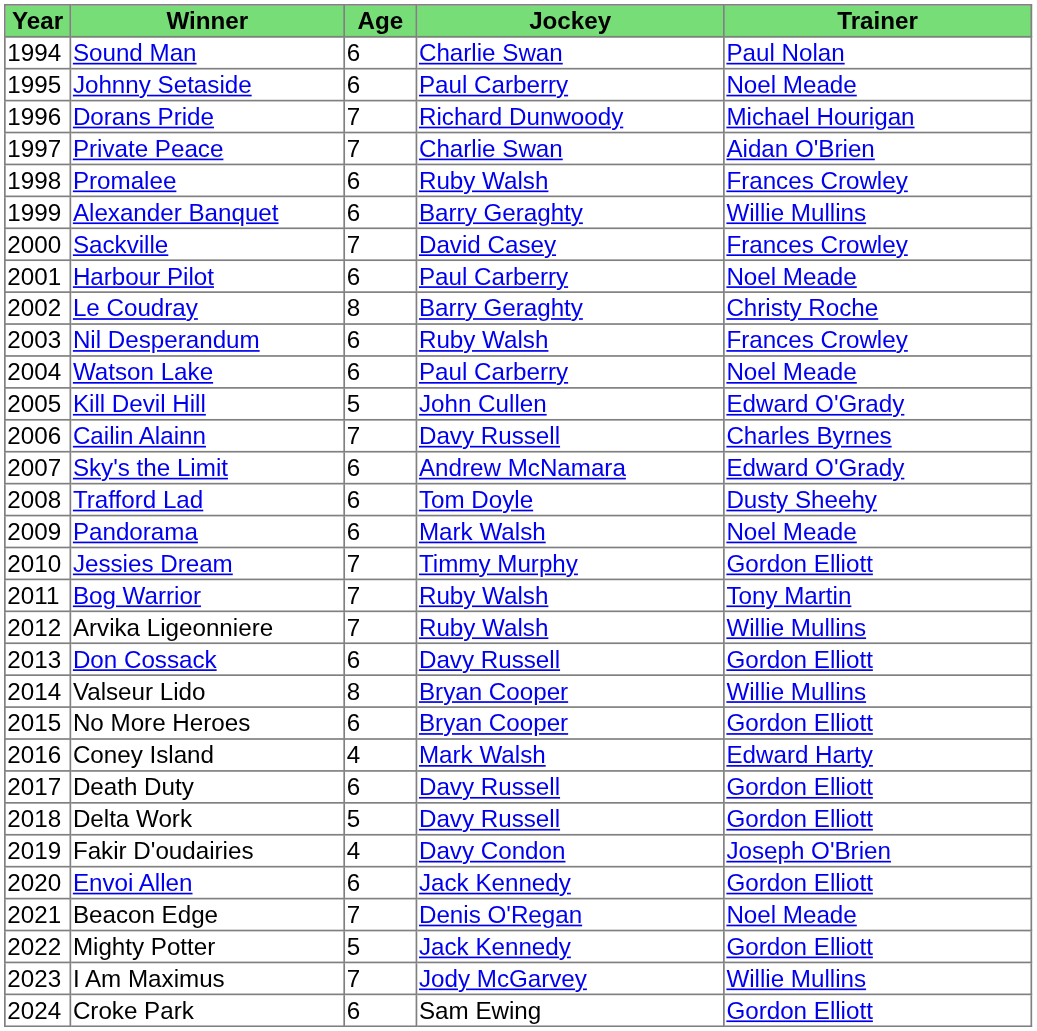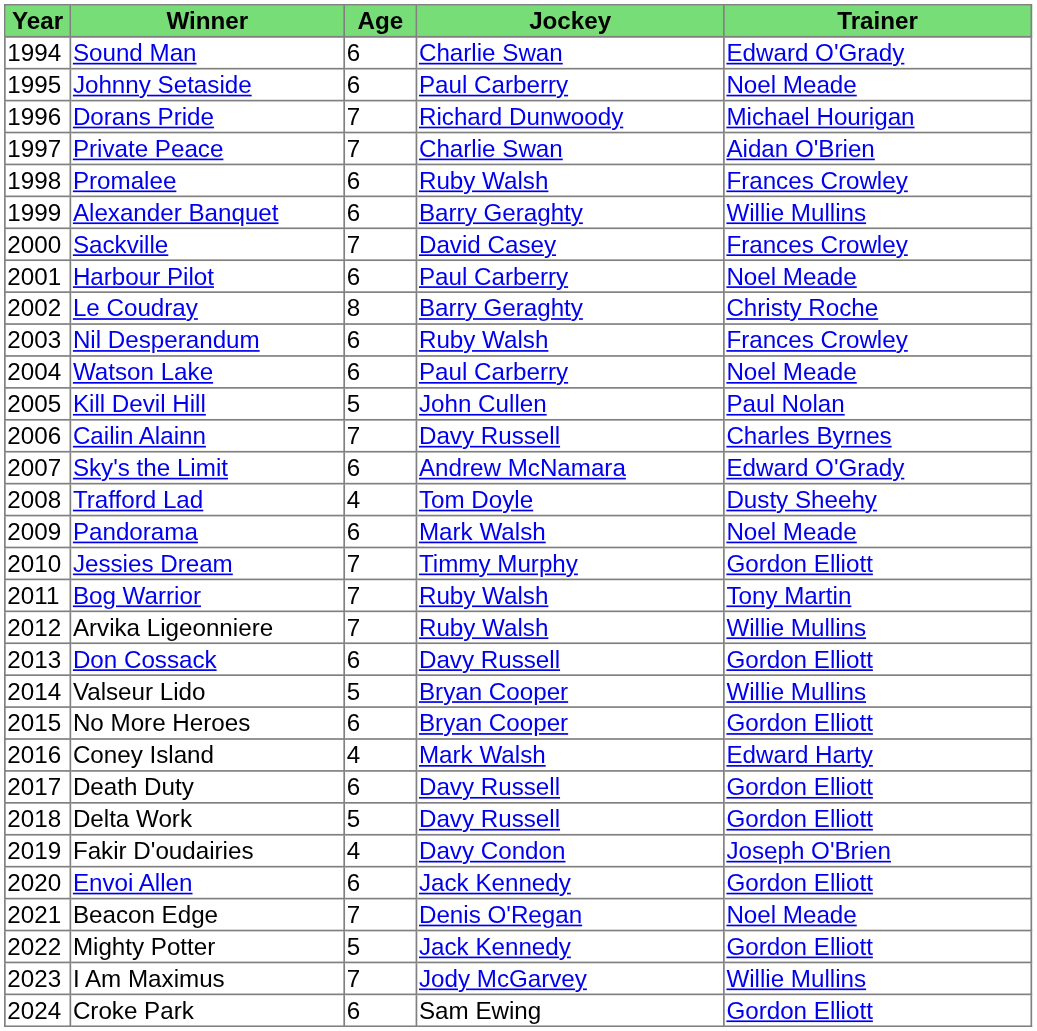(786, 53) Paul Nolan -> (815, 53) Edward O'Grady
(815, 404) Edward O'Grady -> (786, 404) Paul Nolan
(353, 500) 6 -> (353, 500) 4
(353, 691) 8 -> (353, 691) 5
